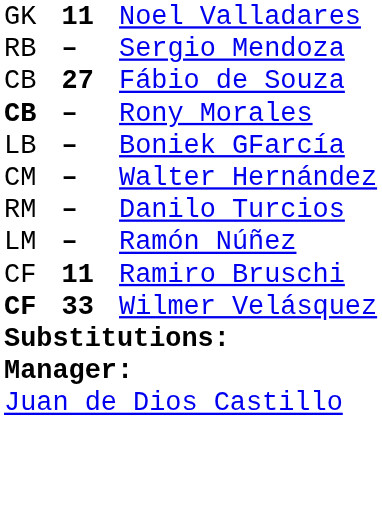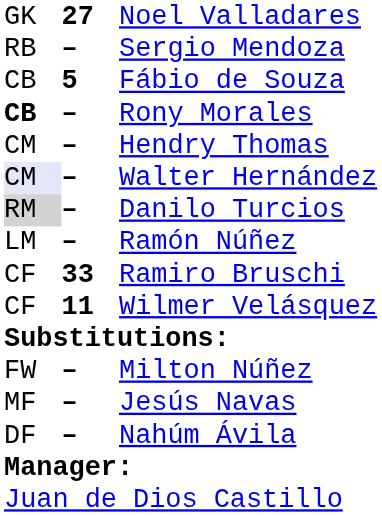(78, 17) 11 -> (78, 17) 27
(78, 82) 27 -> (70, 82) 5
- row: (232, 146)
+ row: (224, 146)
(20, 178) no background -> (20, 178) lavender background
(20, 210) no background -> (20, 210) lightgrey background
(78, 275) 11 -> (78, 275) 33
(20, 307) bold -> (20, 307) normal
(78, 307) 33 -> (78, 307) 11
+ row: (216, 371)
+ row: (208, 404)
+ row: (208, 436)
